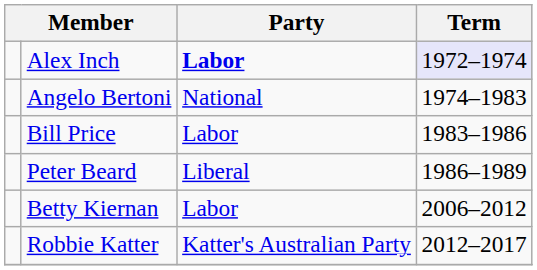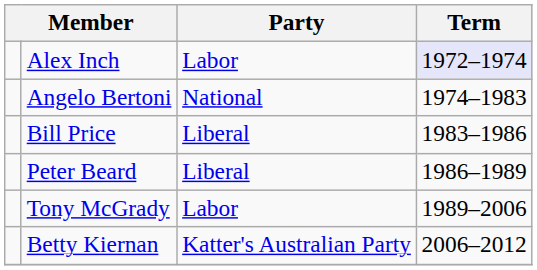(213, 60) bold -> (210, 60) normal
(210, 134) Labor -> (216, 134) Liberal
+ row: (98, 208)
(210, 208) Labor -> (297, 245) Katter's Australian Party
- row: (93, 245)
